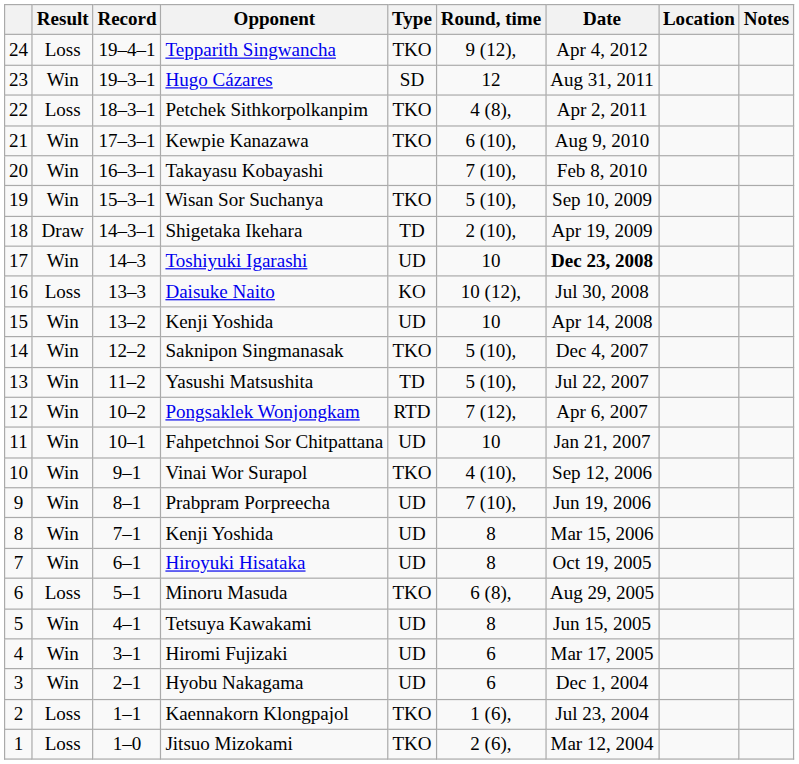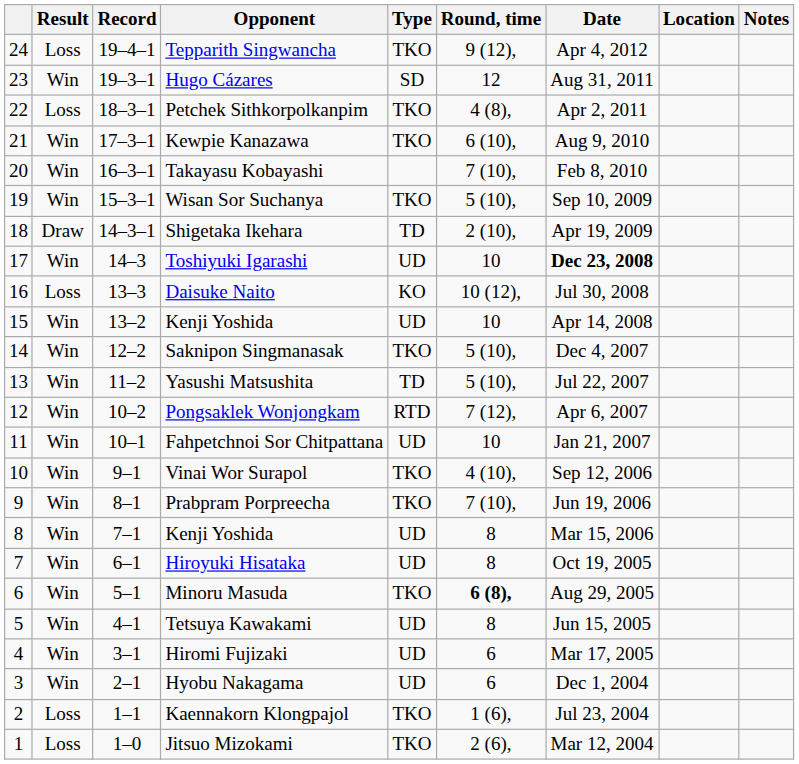(412, 502) UD -> (412, 502) TKO
(63, 593) Loss -> (63, 593) Win
(491, 593) normal -> (491, 593) bold
